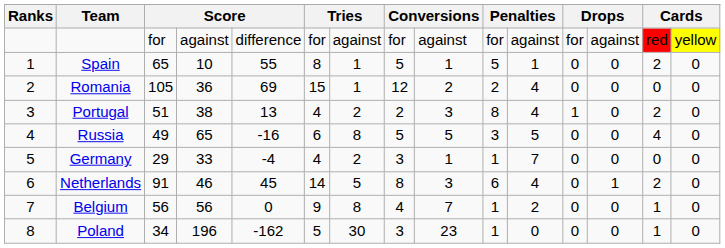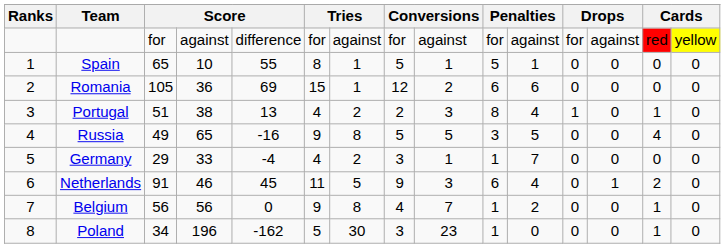(657, 64) 2 -> (657, 64) 0
(495, 87) 2 -> (495, 87) 6
(535, 87) 4 -> (535, 87) 6
(657, 111) 2 -> (657, 111) 1
(317, 135) 6 -> (317, 135) 9
(317, 183) 14 -> (317, 183) 11
(400, 183) 8 -> (400, 183) 9
